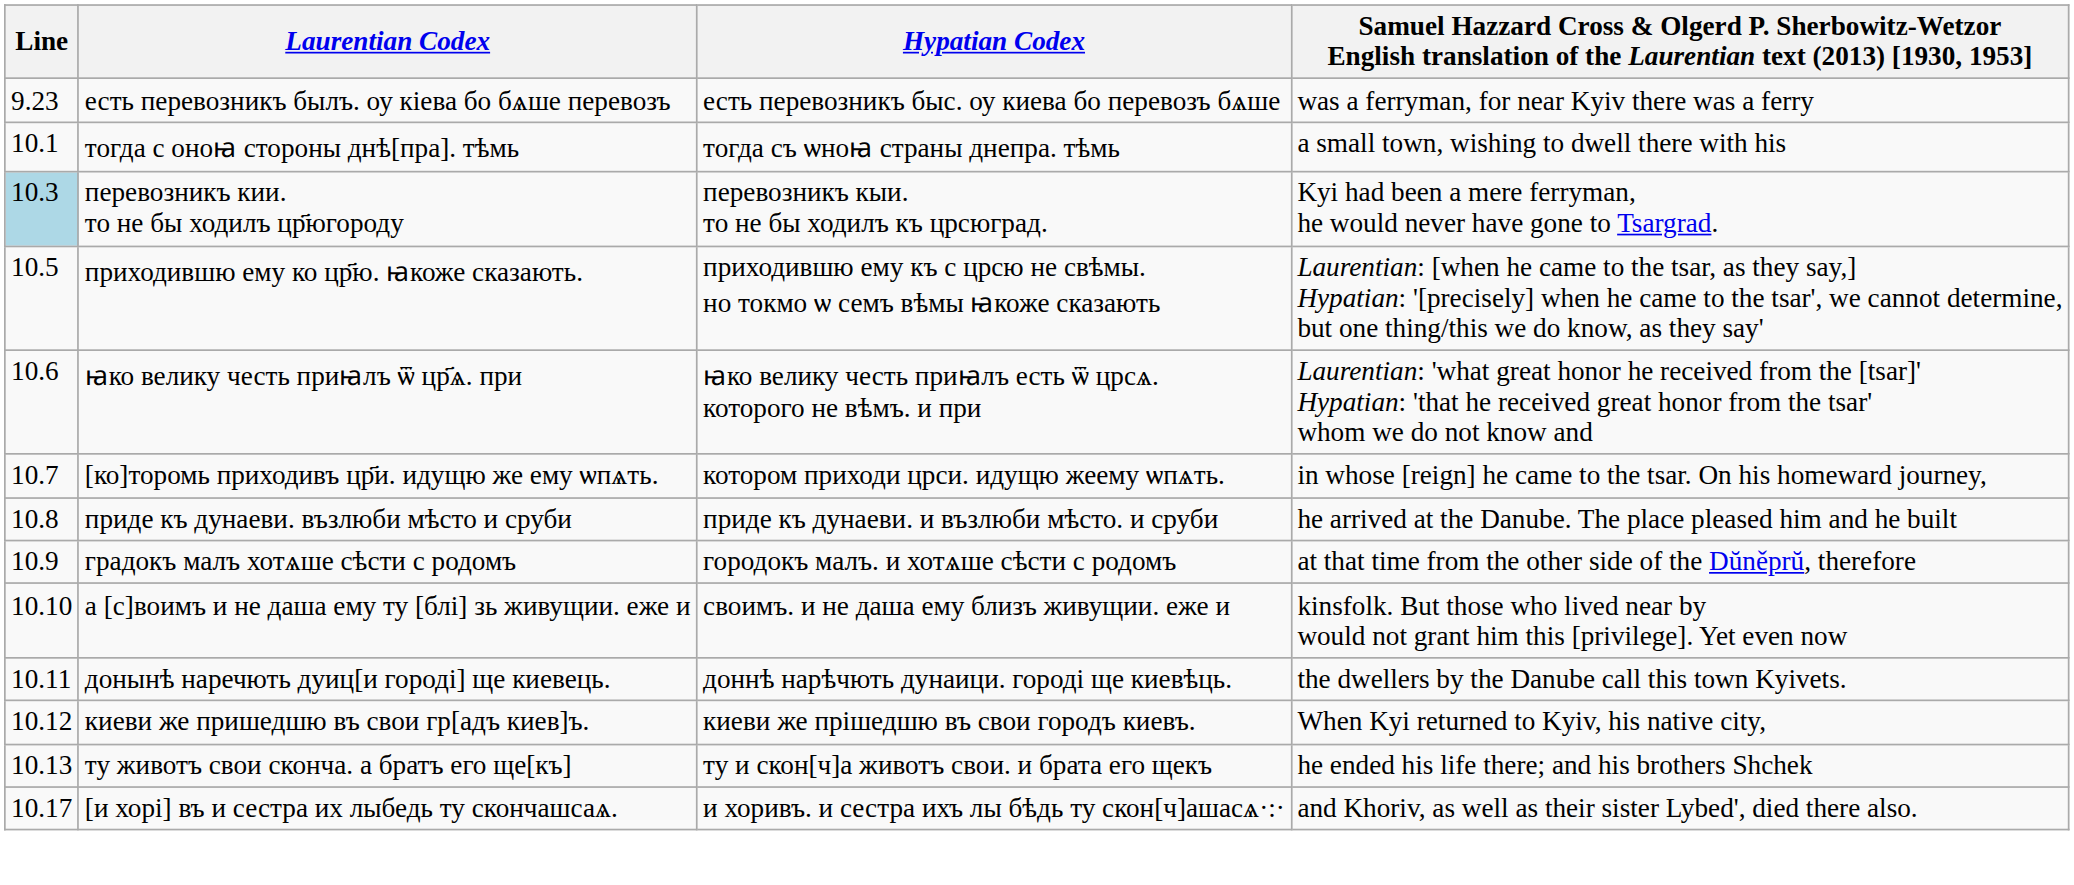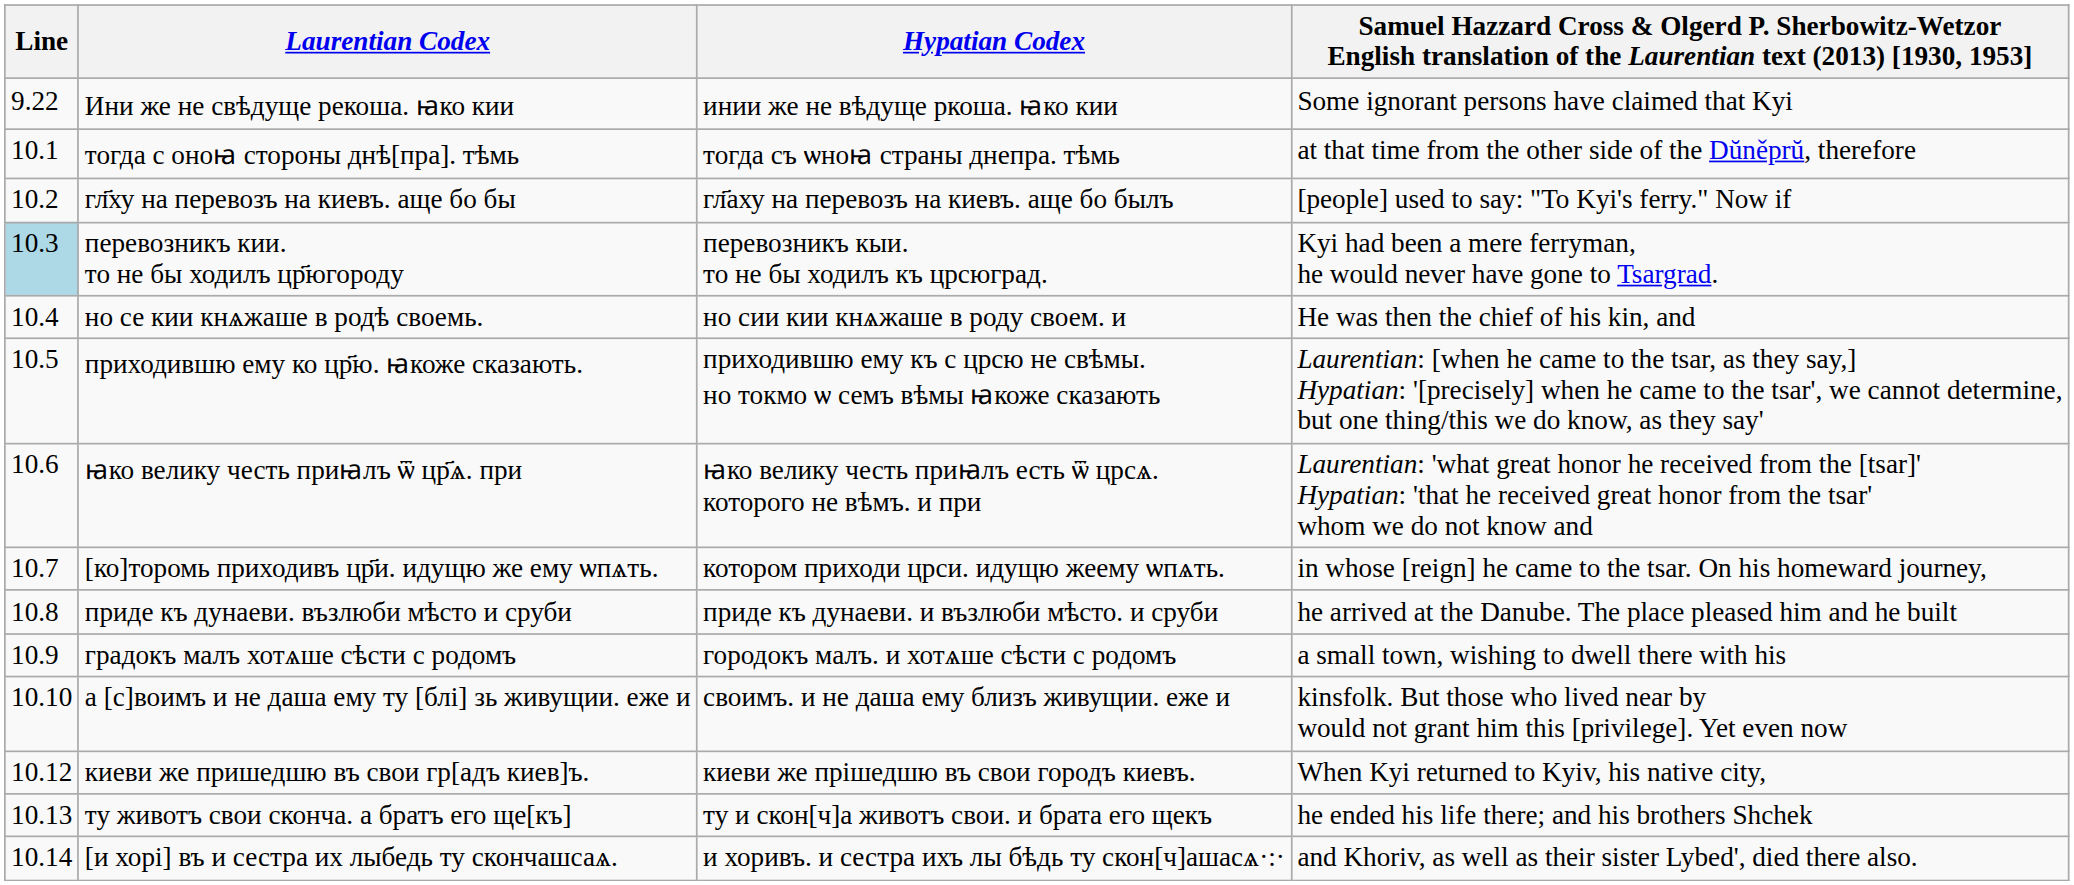+ row: (300, 105)
- row: (378, 100)
(1542, 143) a small town, wishing to dwell there with his -> (1607, 149) at that time from the other side of the Dŭněprŭ, therefore
+ row: (300, 199)
+ row: (284, 316)
(1607, 561) at that time from the other side of the Dŭněprŭ, therefore -> (1542, 654) a small town, wishing to dwell there with his
- row: (348, 678)
(42, 808) 10.17 -> (42, 857) 10.14
